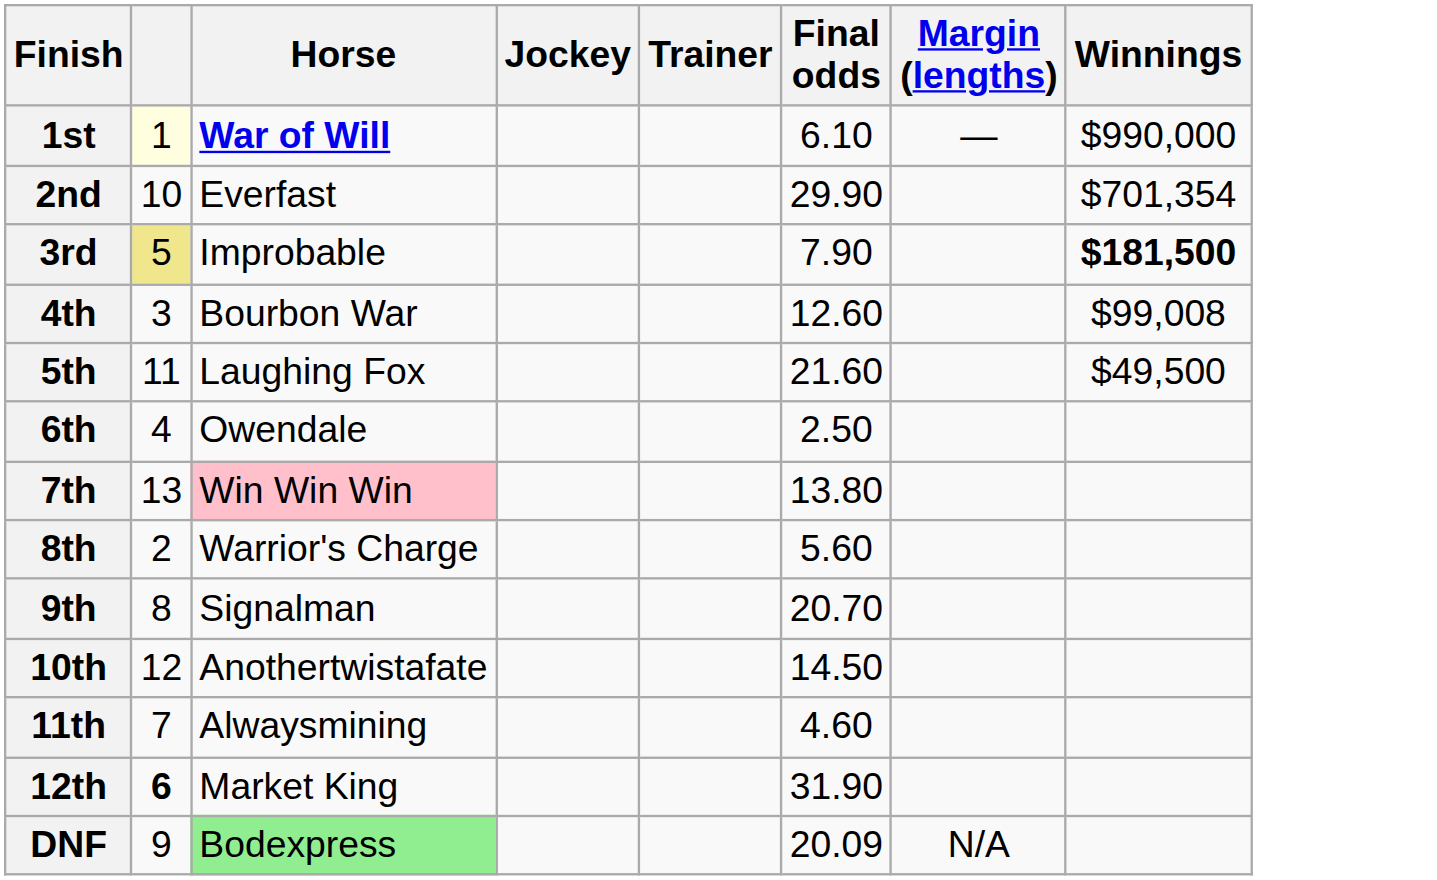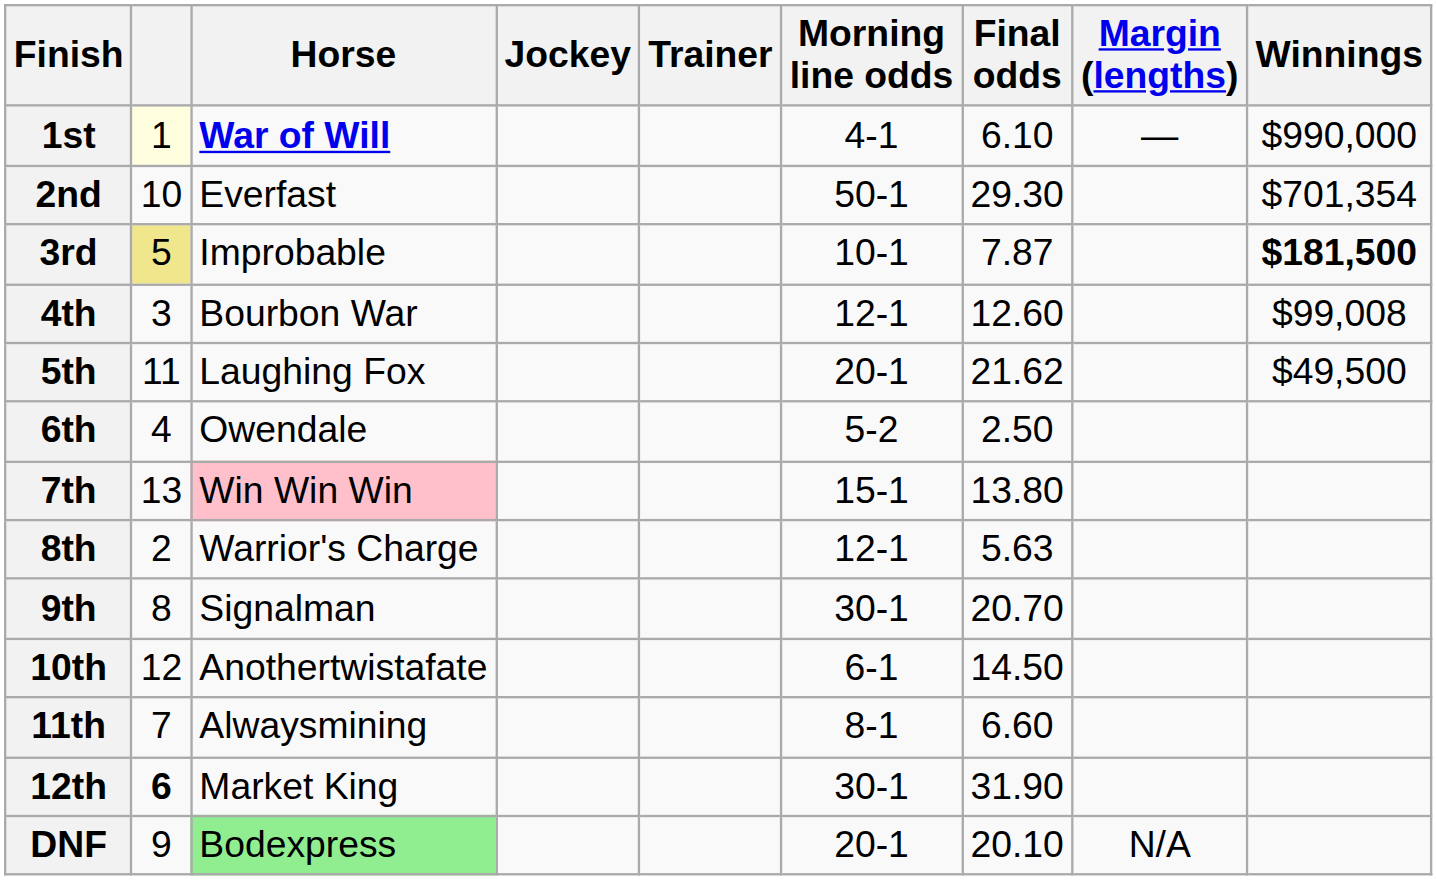+ column: (872, 55)
(836, 194) 29.90 -> (1017, 194) 29.30
(836, 253) 7.90 -> (1017, 253) 7.87
(836, 371) 21.60 -> (1017, 371) 21.62
(836, 548) 5.60 -> (1017, 548) 5.63
(836, 726) 4.60 -> (1017, 726) 6.60
(836, 844) 20.09 -> (1017, 844) 20.10
